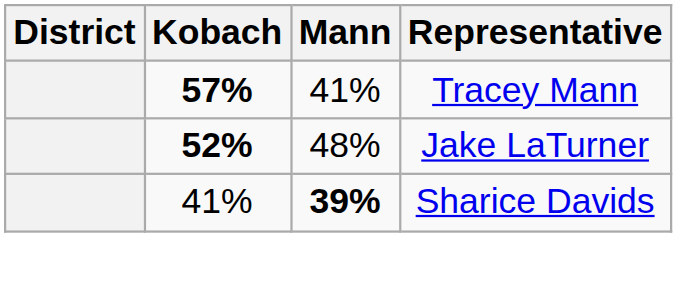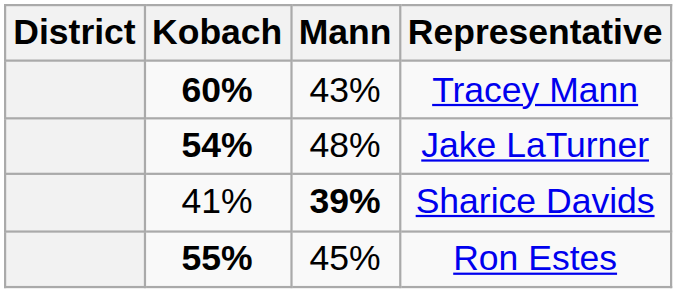(217, 88) 57% -> (217, 88) 60%
(345, 88) 41% -> (345, 88) 43%
(217, 145) 52% -> (217, 145) 54%
+ row: (535, 257)
